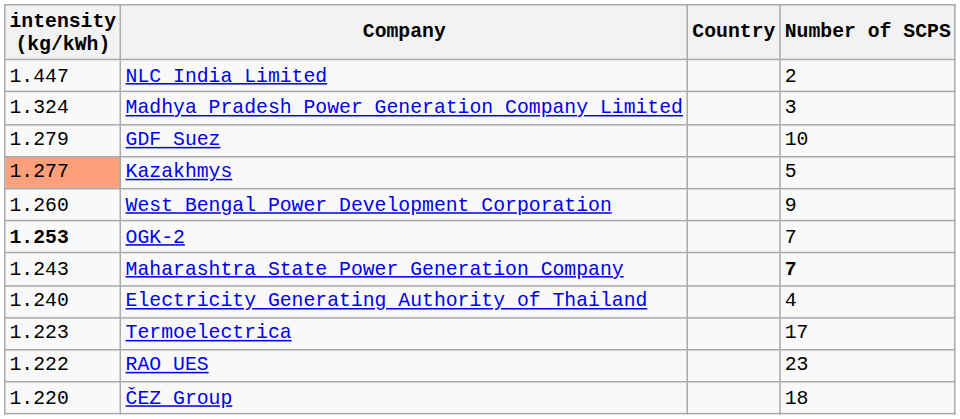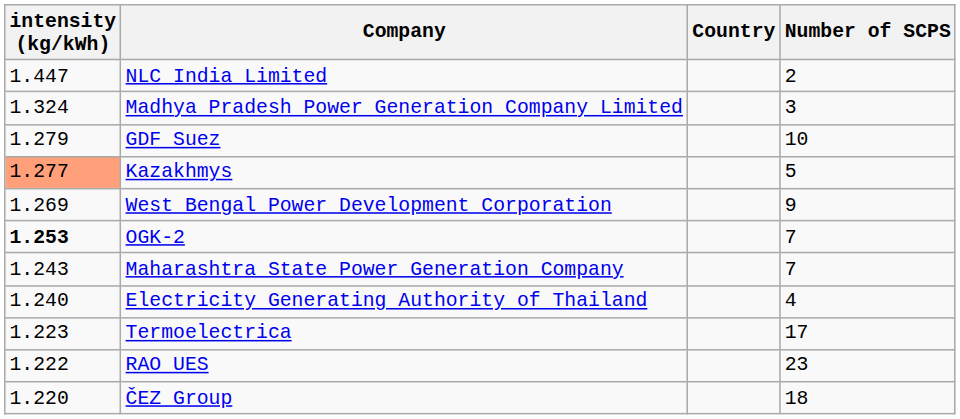(39, 205) 1.260 -> (39, 205) 1.269
(791, 269) bold -> (791, 269) normal
